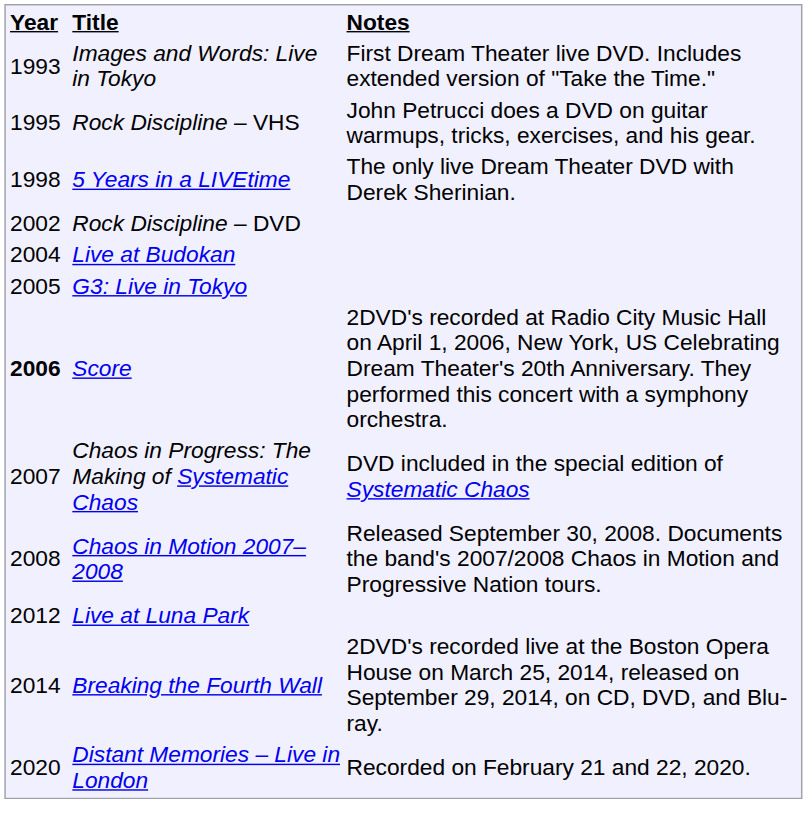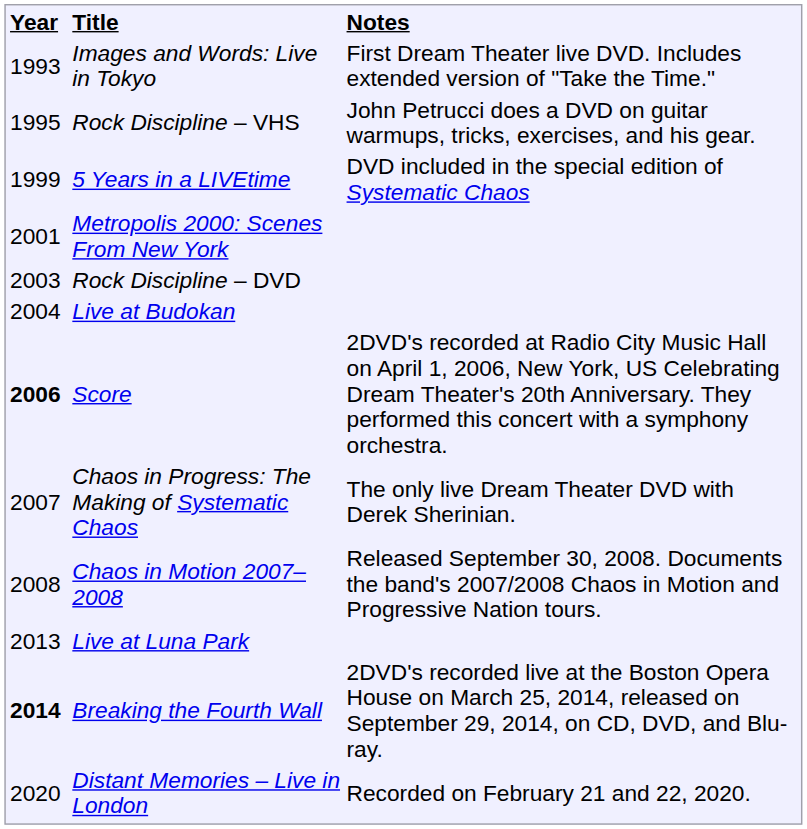(35, 179) 1998 -> (35, 179) 1999
(540, 179) The only live Dream Theater DVD with Derek Sherinian. -> (535, 179) DVD included in the special edition of Systematic Chaos
+ row: (197, 236)
(35, 223) 2002 -> (35, 280) 2003
- row: (160, 286)
(535, 476) DVD included in the special edition of Systematic Chaos -> (540, 502) The only live Dream Theater DVD with Derek Sherinian.
(35, 615) 2012 -> (35, 641) 2013
(35, 685) normal -> (35, 710) bold
